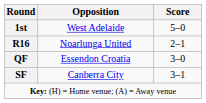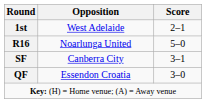(178, 28) 5–0 -> (178, 28) 2–1
(178, 43) 2–1 -> (178, 43) 5–0
rows swapped: (21, 59) <-> (21, 75)
